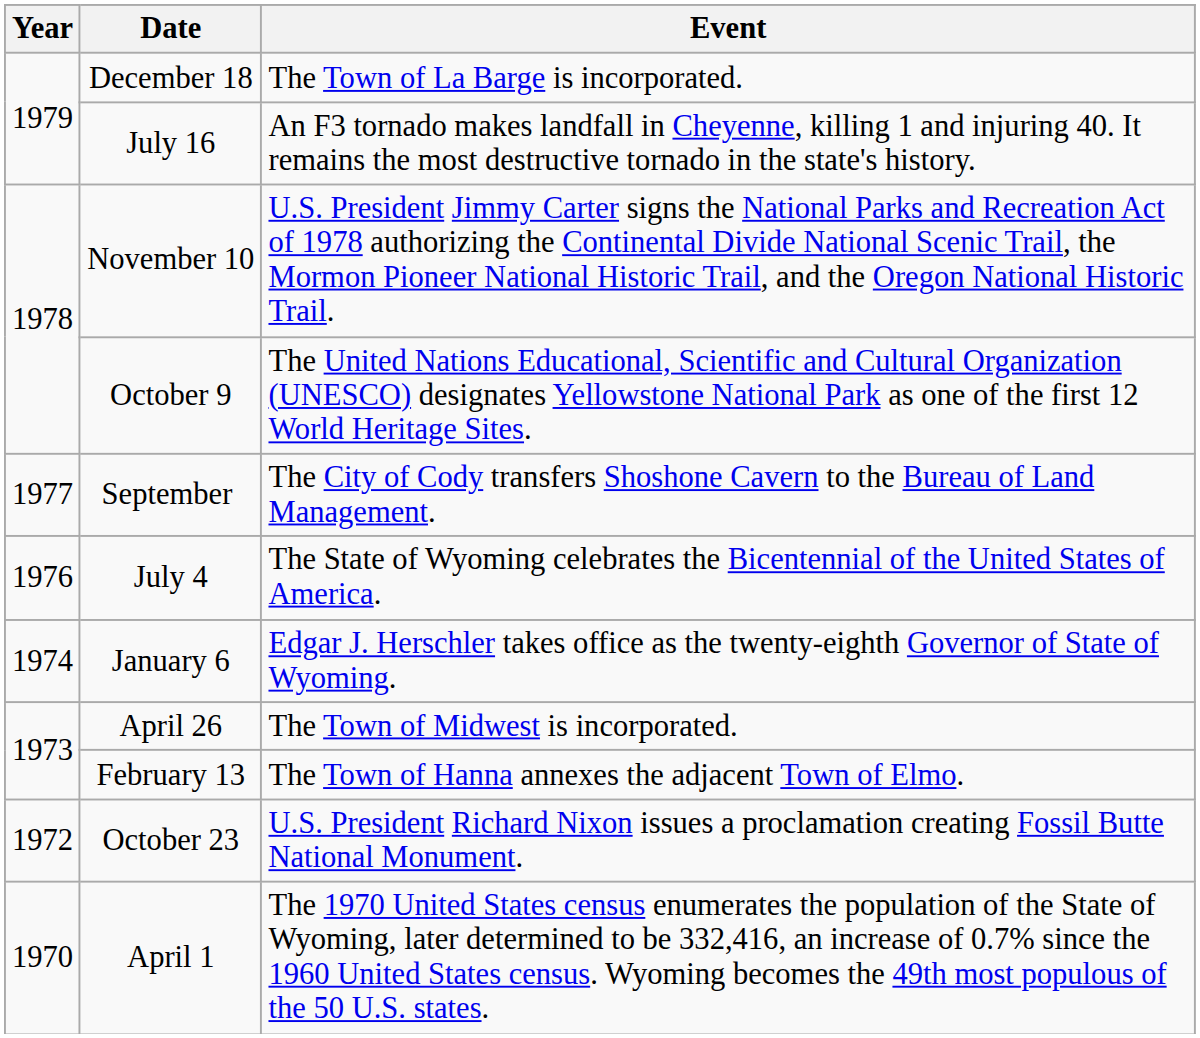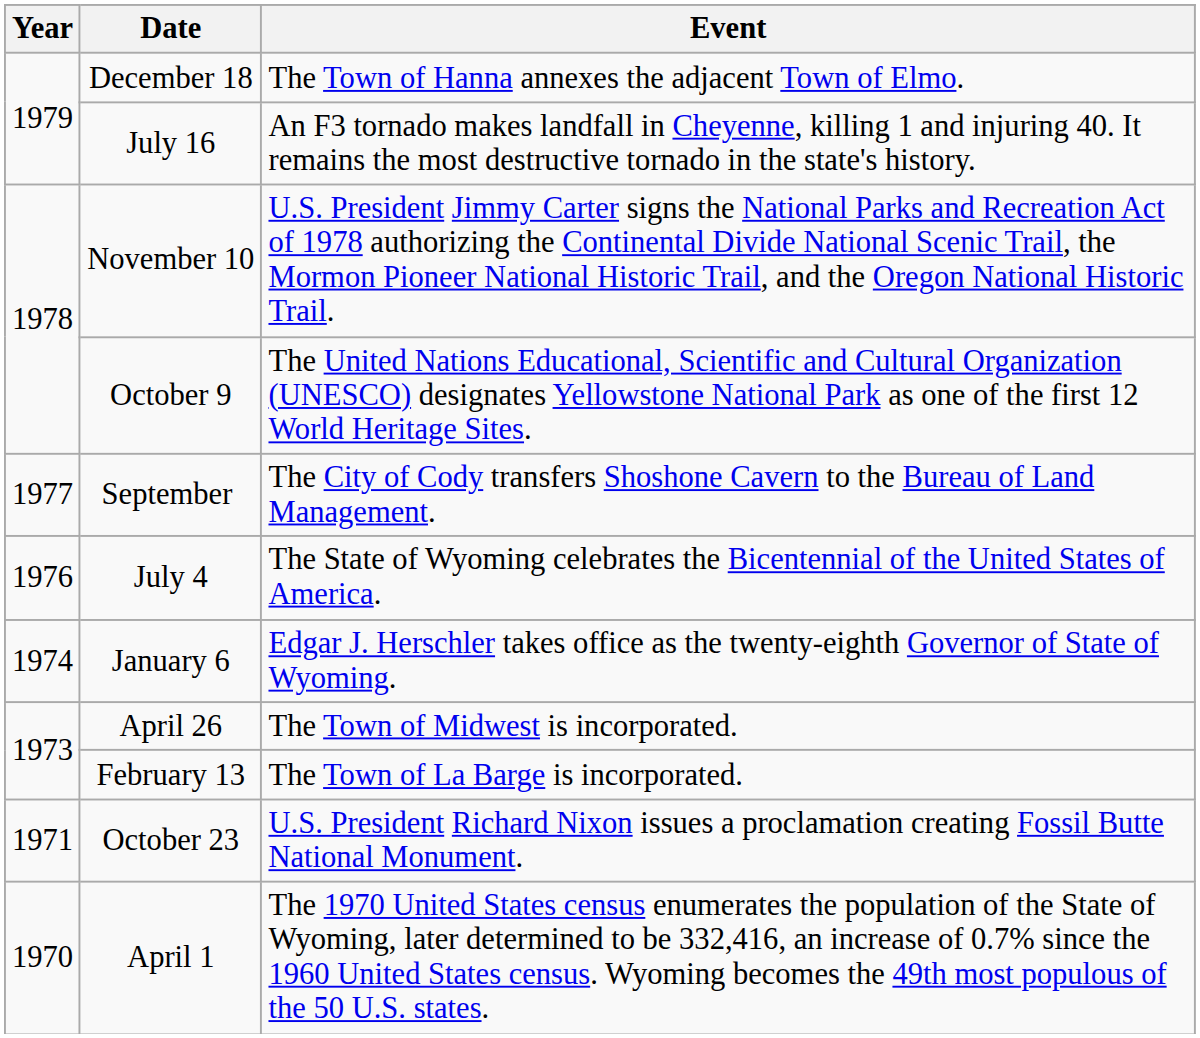(506, 77) The Town of La Barge is incorporated. -> (616, 77) The Town of Hanna annexes the adjacent Town of Elmo.
(616, 774) The Town of Hanna annexes the adjacent Town of Elmo. -> (506, 774) The Town of La Barge is incorporated.
(43, 840) 1972 -> (43, 840) 1971
